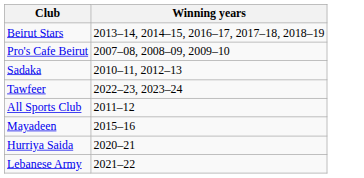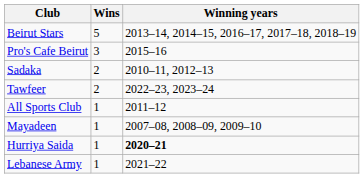+ column: (107, 13)
(162, 51) 2007–08, 2008–09, 2009–10 -> (146, 51) 2015–16
(114, 126) 2015–16 -> (193, 126) 2007–08, 2008–09, 2009–10
(114, 145) normal -> (146, 145) bold
